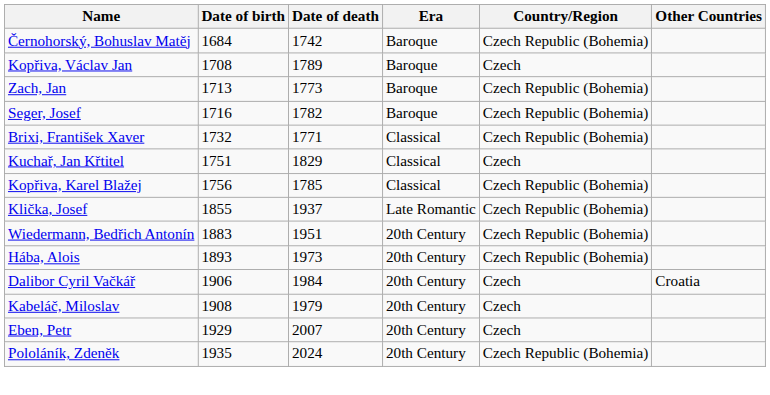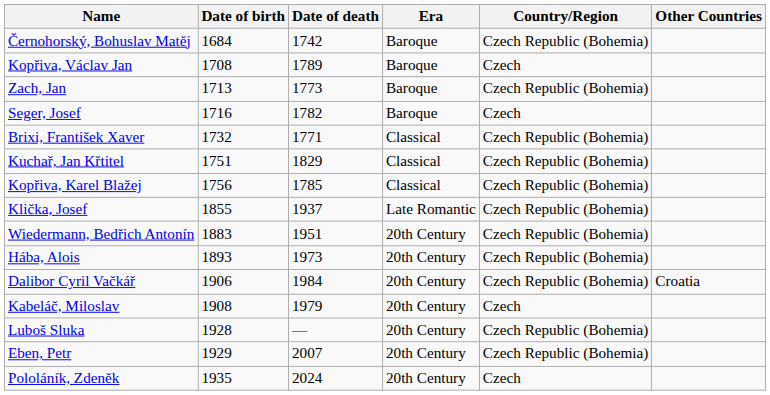(566, 112) Czech Republic (Bohemia) -> (502, 112) Czech
(502, 161) Czech -> (566, 161) Czech Republic (Bohemia)
(502, 281) Czech -> (566, 281) Czech Republic (Bohemia)
+ row: (46, 329)
(502, 329) Czech -> (566, 354) Czech Republic (Bohemia)
(566, 354) Czech Republic (Bohemia) -> (502, 378) Czech
